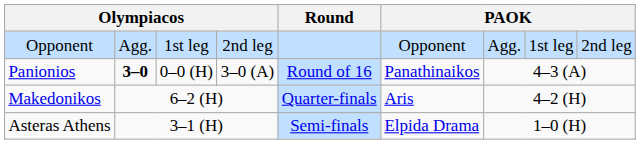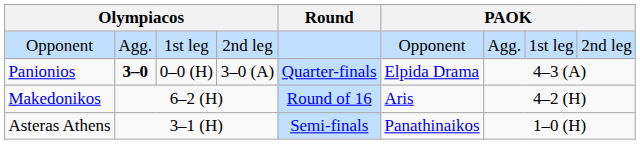(329, 71) Round of 16 -> (329, 71) Quarter-finals
(432, 71) Panathinaikos -> (432, 71) Elpida Drama
(329, 98) Quarter-finals -> (329, 98) Round of 16
(432, 125) Elpida Drama -> (432, 125) Panathinaikos
